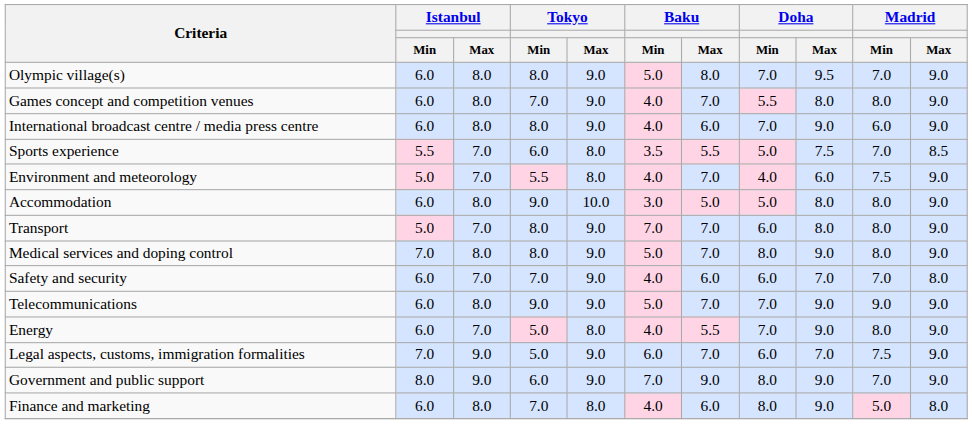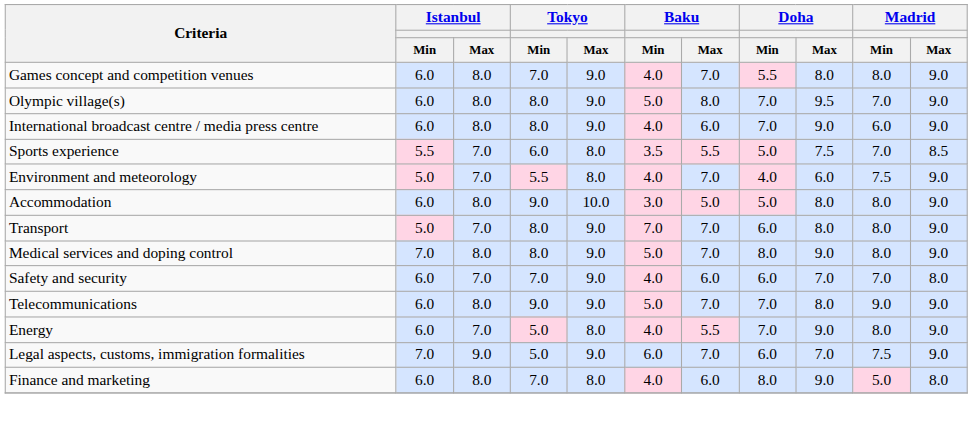rows swapped: (131, 101) <-> (67, 75)
(824, 304) 9.0 -> (824, 304) 8.0
- row: (107, 380)
